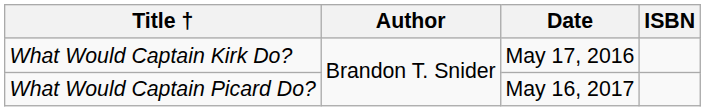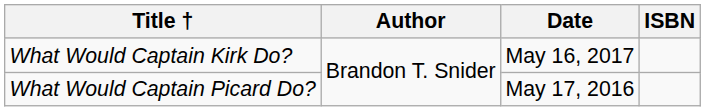(570, 55) May 17, 2016 -> (570, 55) May 16, 2017
(570, 88) May 16, 2017 -> (570, 88) May 17, 2016
